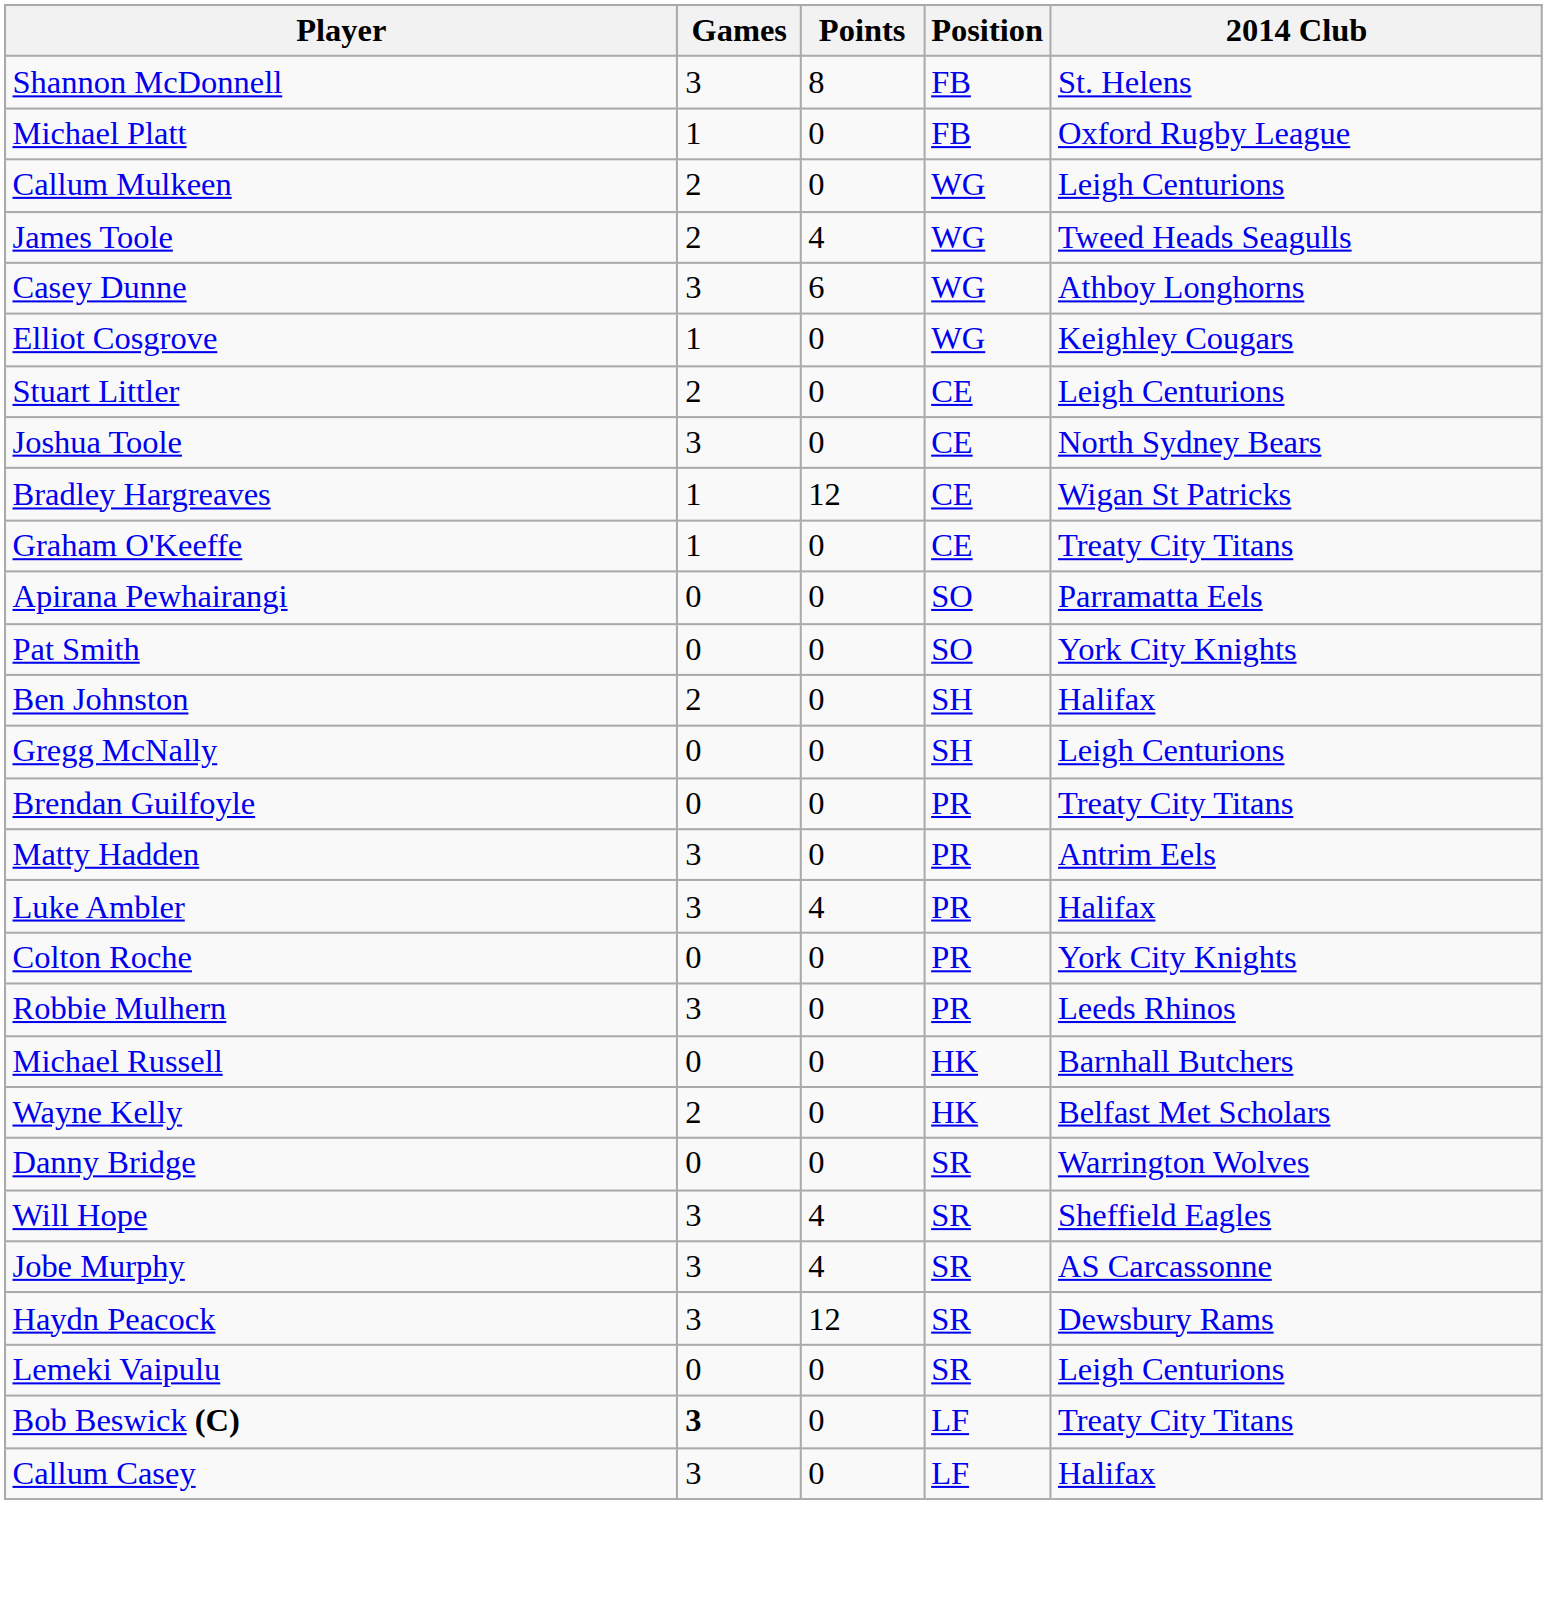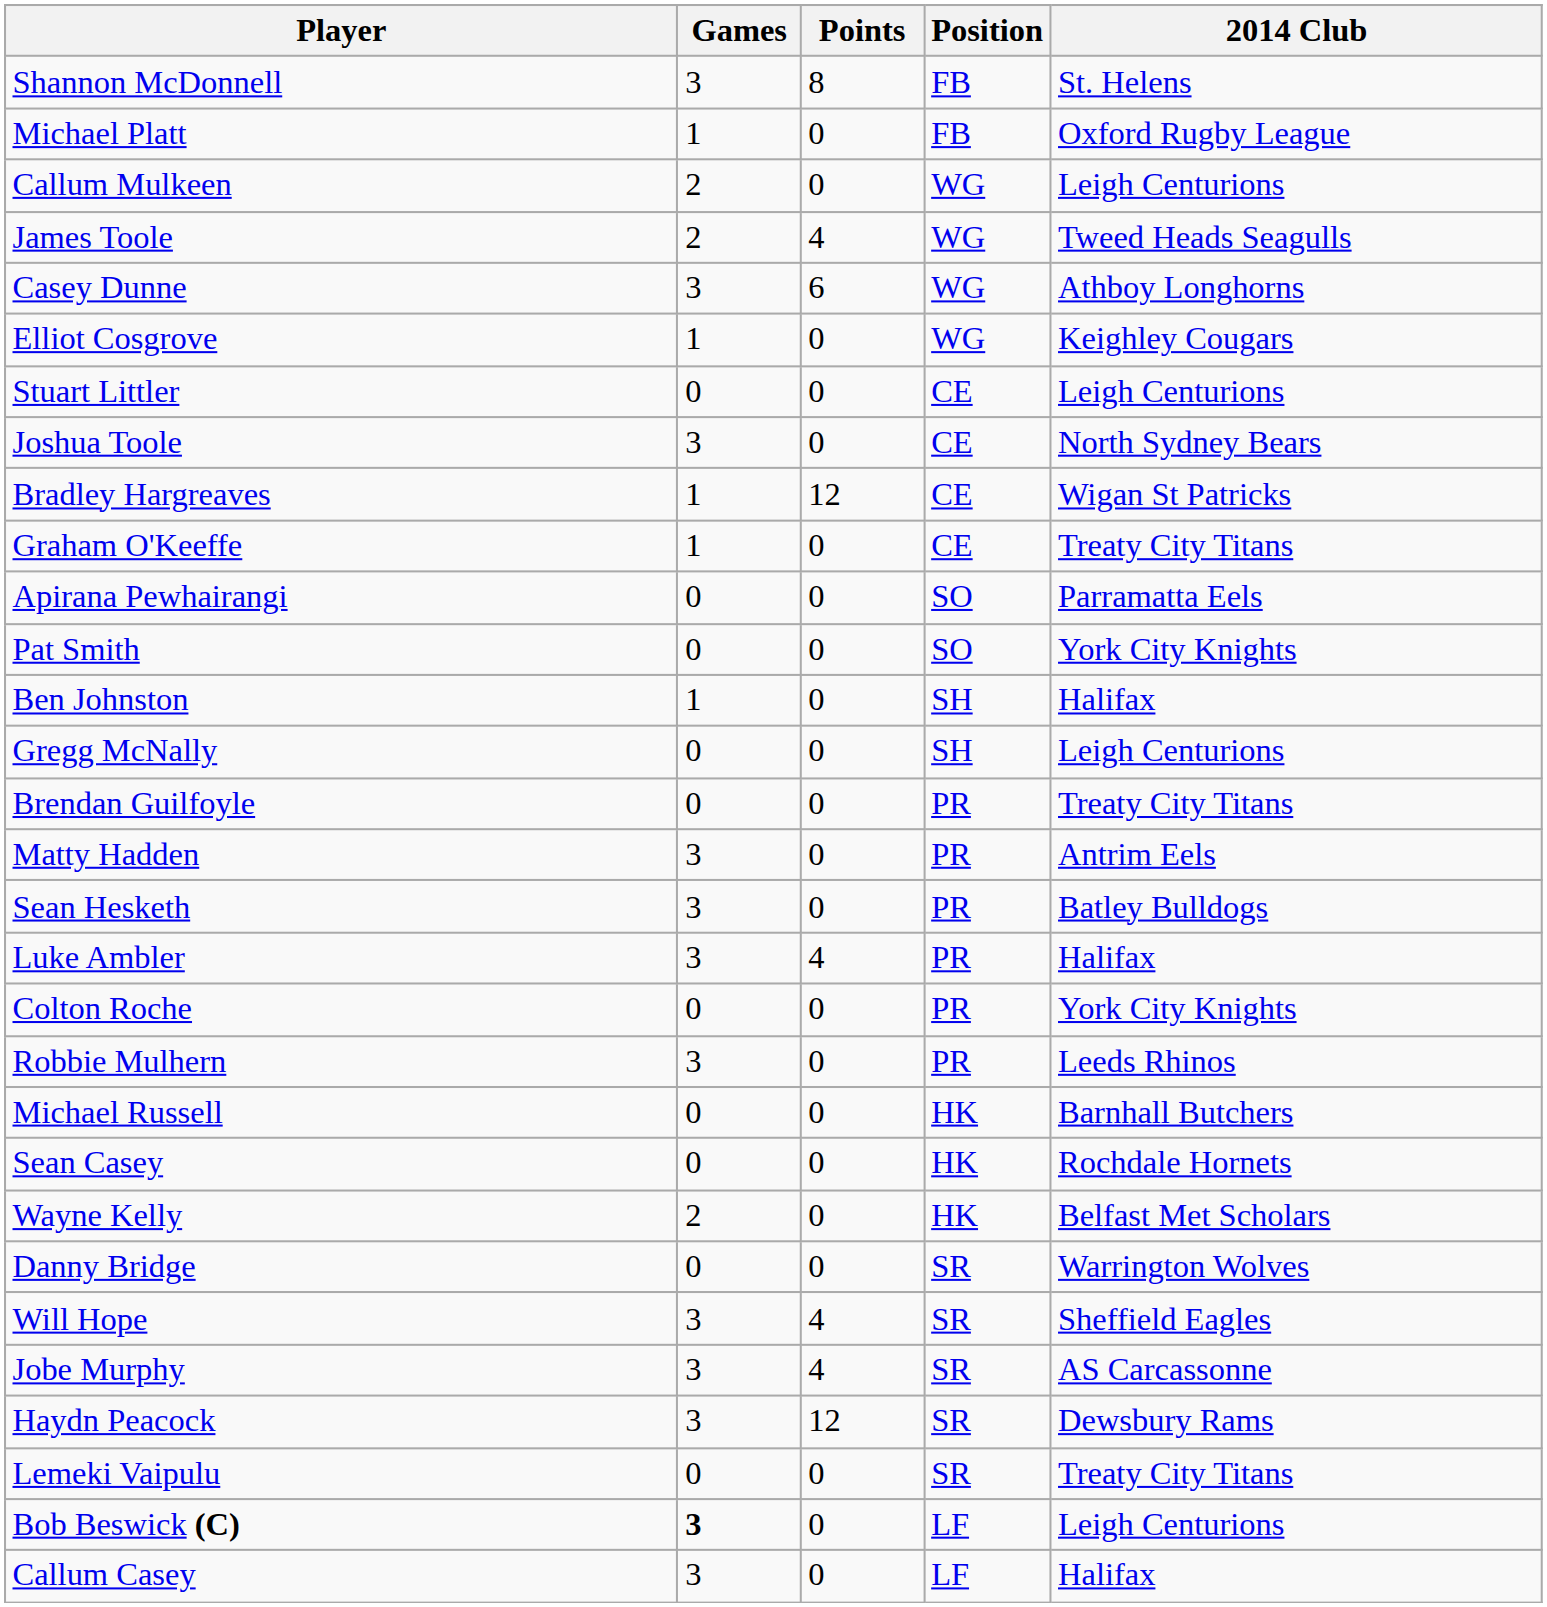(693, 390) 2 -> (693, 390) 0
(693, 699) 2 -> (693, 699) 1
+ row: (101, 905)
+ row: (88, 1163)
(1171, 1369) Leigh Centurions -> (1176, 1472) Treaty City Titans
(1176, 1421) Treaty City Titans -> (1171, 1524) Leigh Centurions
